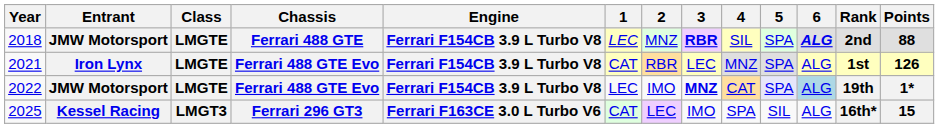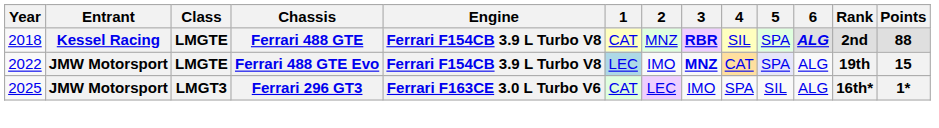(108, 40) JMW Motorsport -> (108, 40) Kessel Racing
(623, 40) LEC -> (623, 40) CAT
- row: (25, 64)
(623, 87) no background -> (623, 64) lightblue background
(817, 87) lightblue background -> (813, 64) no background
(907, 87) 1* -> (903, 64) 15
(108, 111) Kessel Racing -> (108, 87) JMW Motorsport
(907, 111) 15 -> (903, 87) 1*
